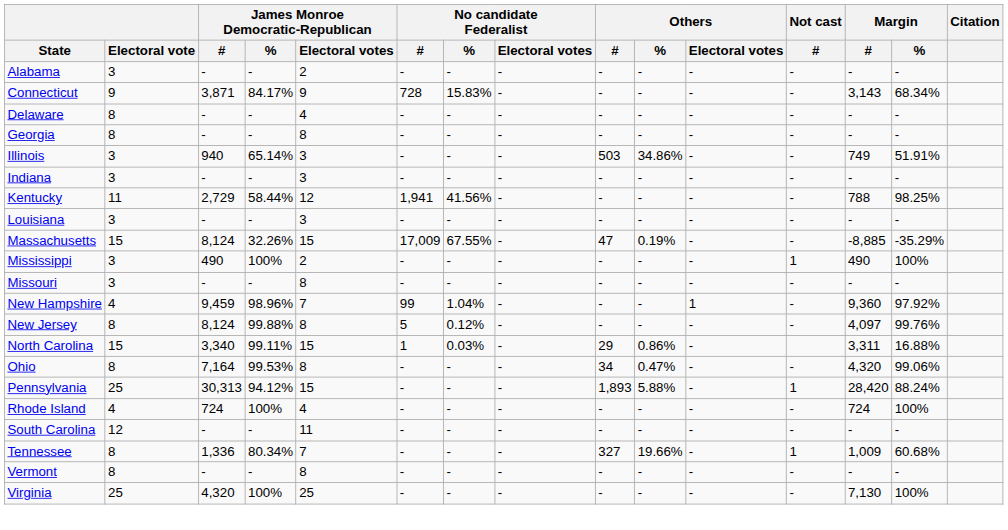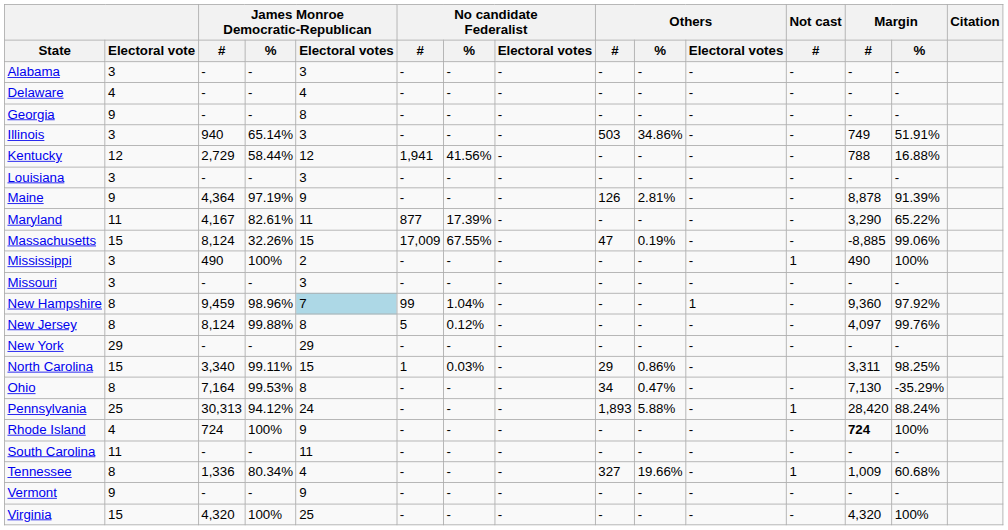(303, 72) 2 -> (303, 72) 3
- row: (43, 93)
(112, 114) 8 -> (112, 93) 4
(112, 135) 8 -> (112, 114) 9
- row: (29, 177)
(115, 198) 11 -> (115, 156) 12
(917, 198) 98.25% -> (917, 156) 16.88%
+ row: (26, 198)
+ row: (35, 219)
(919, 240) -35.29% -> (917, 240) 99.06%
(303, 282) 8 -> (303, 282) 3
(112, 303) 4 -> (112, 303) 8
(303, 303) no background -> (303, 303) lightblue background
+ row: (36, 345)
(917, 345) 16.88% -> (917, 366) 98.25%
(865, 366) 4,320 -> (865, 388) 7,130
(917, 366) 99.06% -> (919, 388) -35.29%
(307, 388) 15 -> (307, 409) 24
(303, 409) 4 -> (303, 430) 9
(859, 409) normal -> (859, 430) bold
(115, 430) 12 -> (115, 451) 11
(303, 451) 7 -> (303, 472) 4
(112, 472) 8 -> (112, 493) 9
(303, 472) 8 -> (303, 493) 9
(115, 493) 25 -> (115, 514) 15
(865, 493) 7,130 -> (865, 514) 4,320
